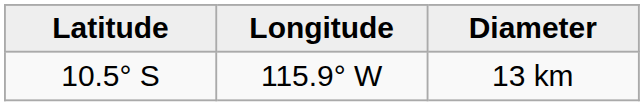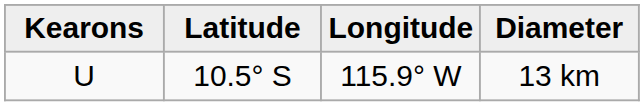+ column: (84, 28)
